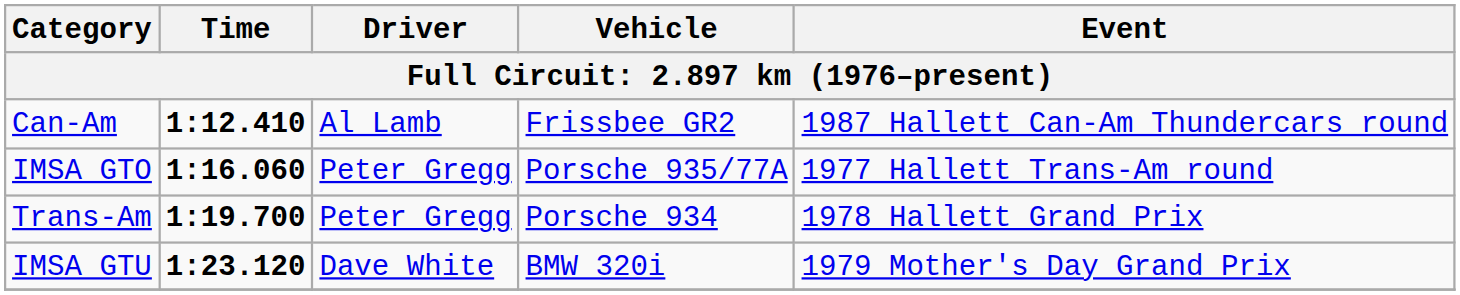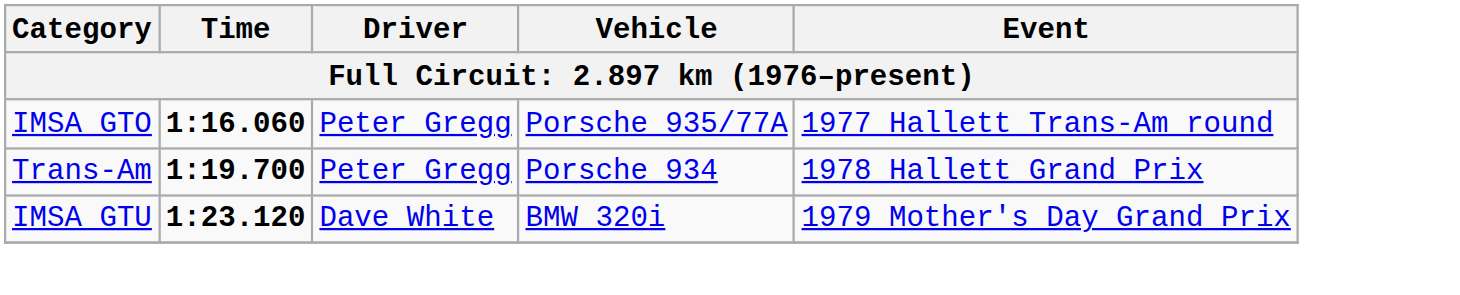- row: (64, 124)
